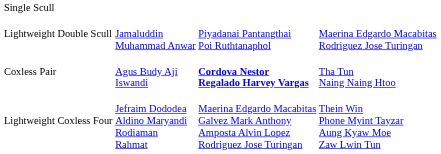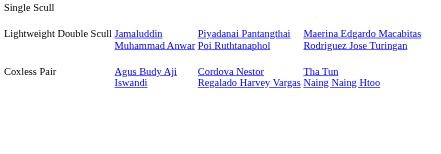(254, 77) bold -> (249, 77) normal
- row: (58, 121)
